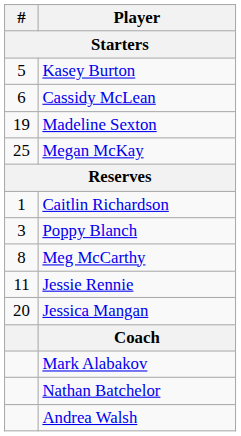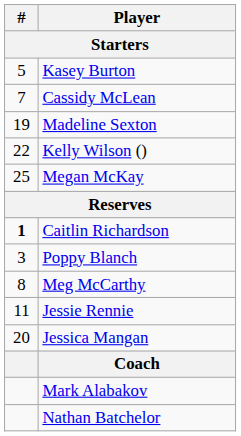(22, 97) 6 -> (22, 97) 7
+ row: (95, 151)
(22, 204) normal -> (22, 230) bold
- row: (90, 417)
